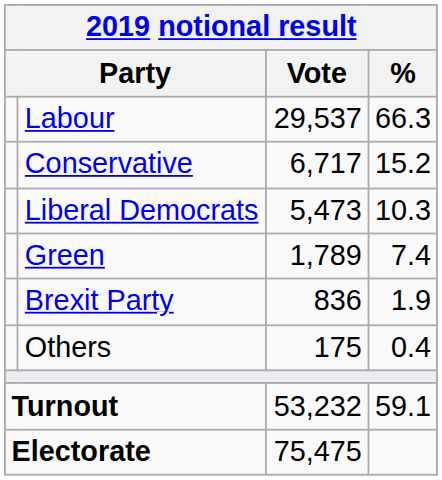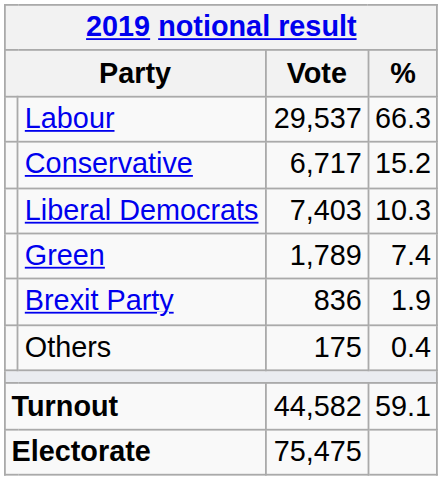(326, 210) 5,473 -> (326, 210) 7,403
(318, 406) 53,232 -> (318, 406) 44,582
